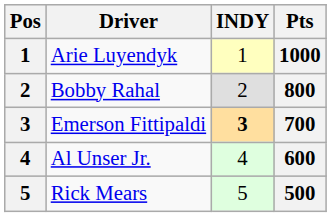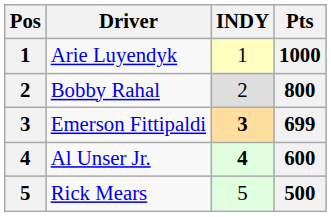(300, 124) 700 -> (300, 124) 699
(243, 158) normal -> (243, 158) bold
